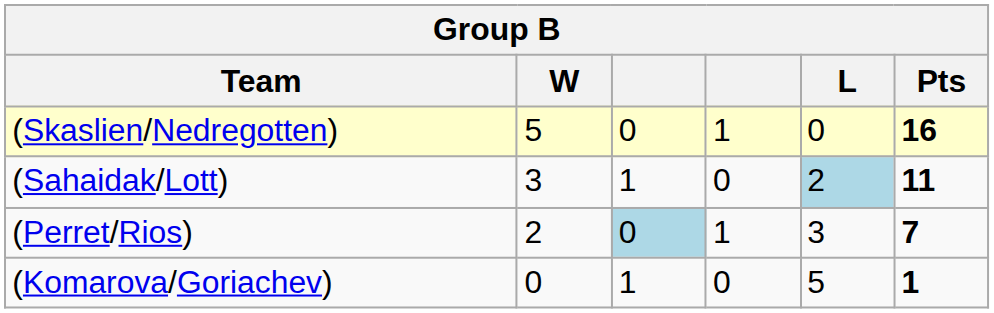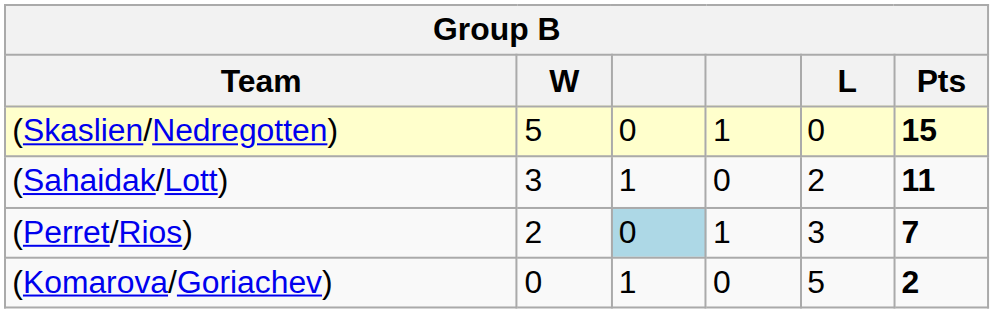(919, 130) 16 -> (919, 130) 15
(816, 181) lightblue background -> (816, 181) no background
(910, 282) 1 -> (910, 282) 2
